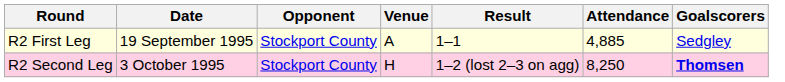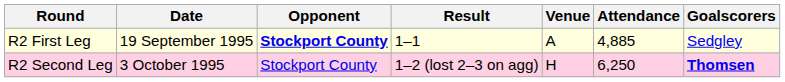columns swapped: (406, 16) <-> (508, 16)
(319, 40) normal -> (324, 40) bold
(605, 64) 8,250 -> (616, 64) 6,250
